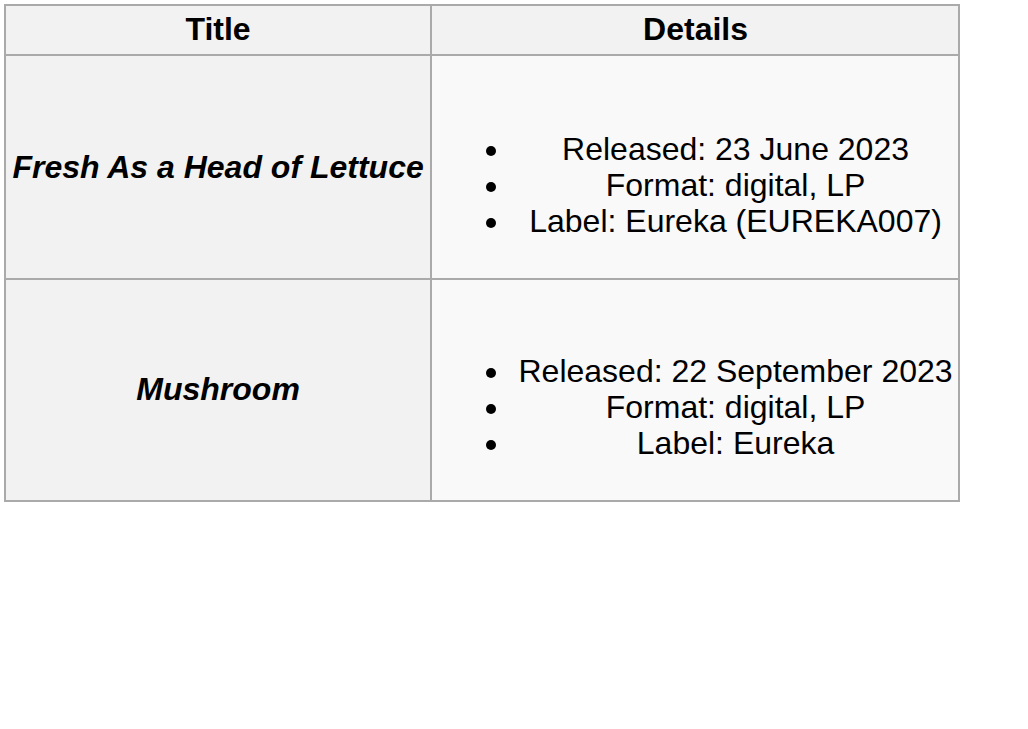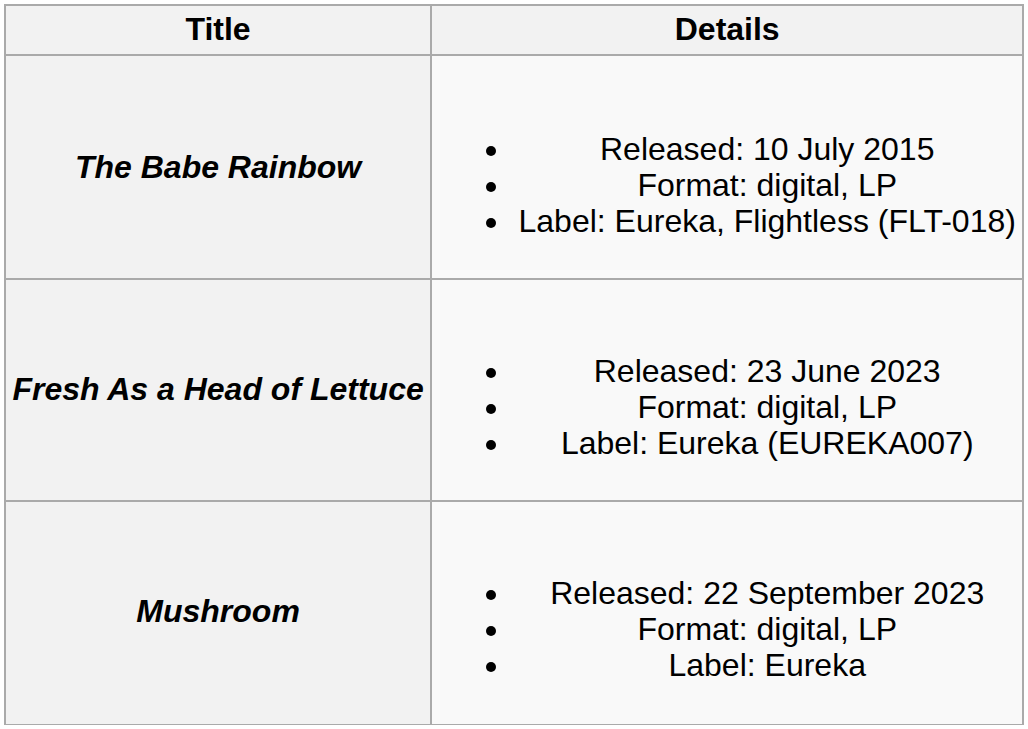+ row: (218, 166)
